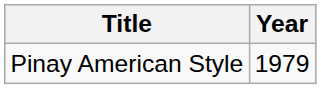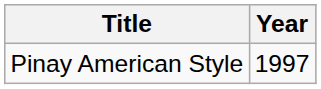(282, 63) 1979 -> (282, 63) 1997
